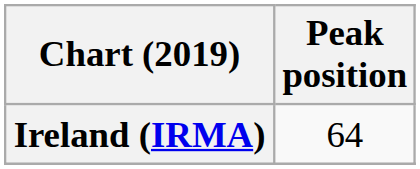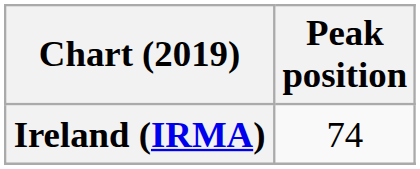(345, 133) 64 -> (345, 133) 74
